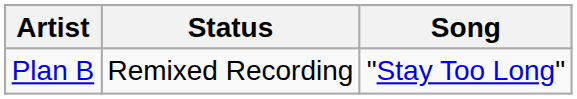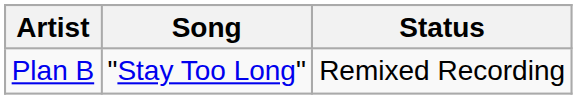columns swapped: (466, 27) <-> (230, 27)
